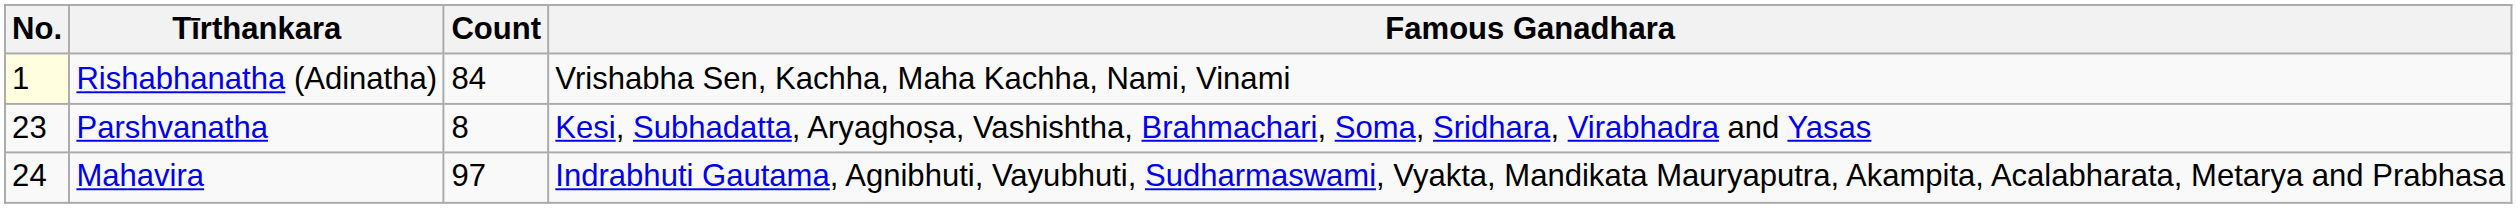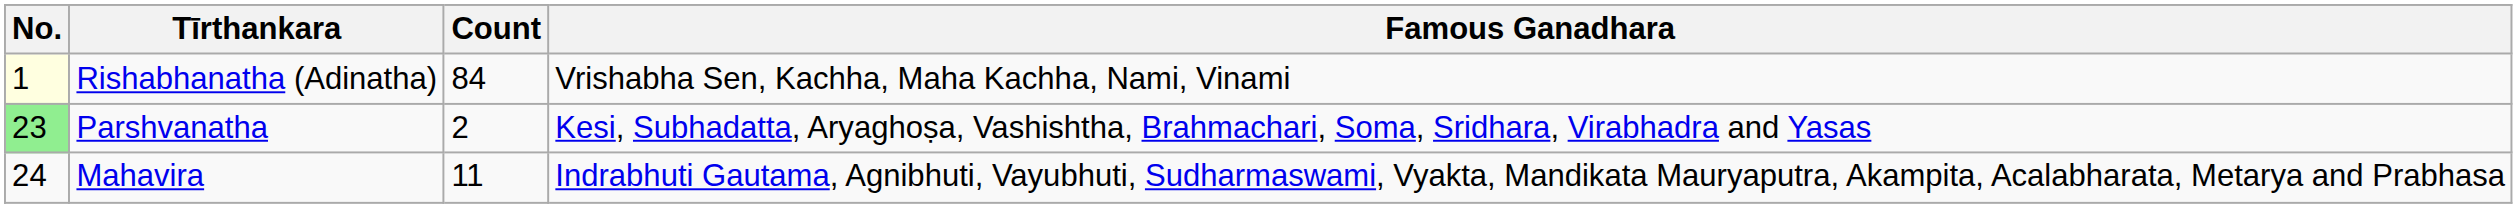(29, 127) no background -> (29, 127) lightgreen background
(460, 127) 8 -> (460, 127) 2
(469, 176) 97 -> (468, 176) 11
